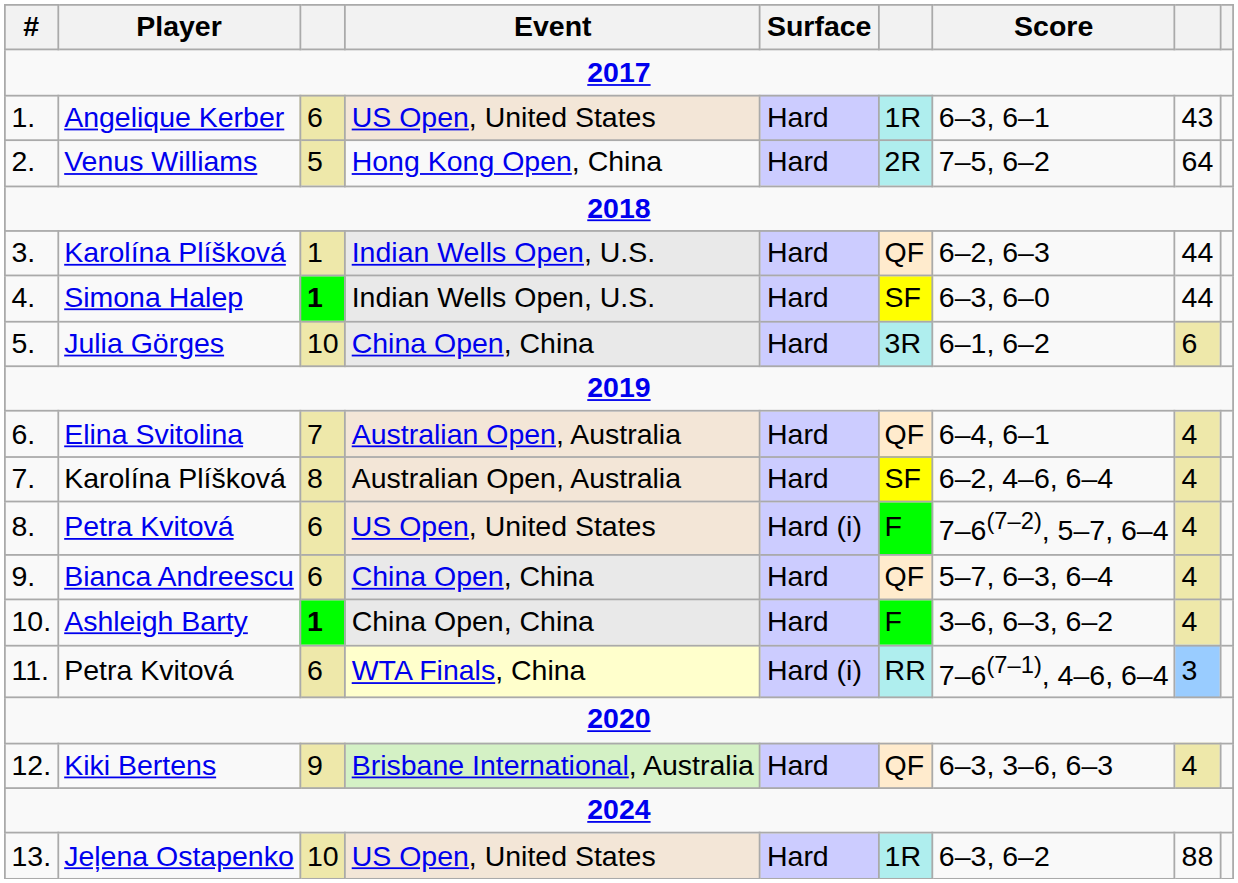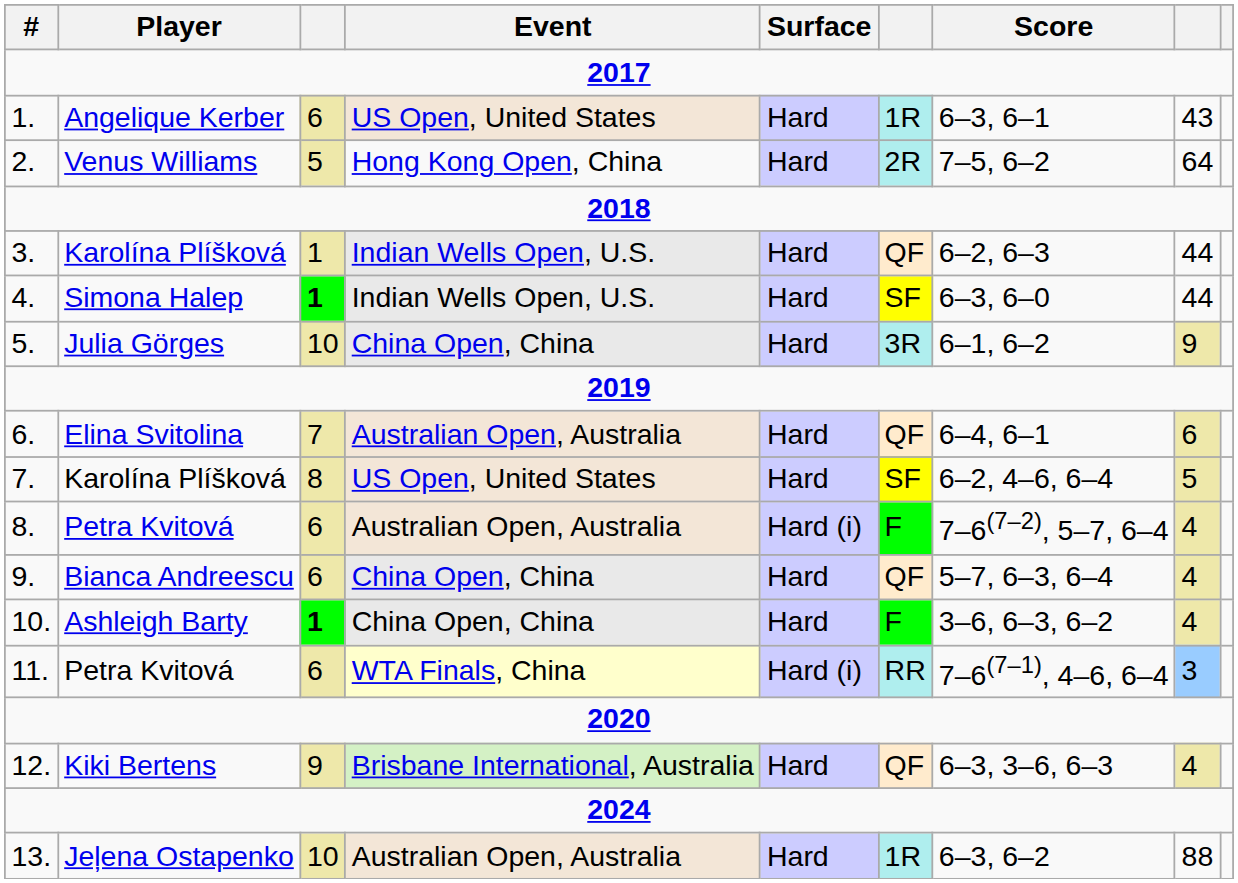(1190, 343) 6 -> (1190, 343) 9
(1190, 433) 4 -> (1190, 433) 6
(516, 478) Australian Open, Australia -> (504, 478) US Open, United States
(1190, 478) 4 -> (1190, 478) 5
(504, 527) US Open, United States -> (516, 527) Australian Open, Australia
(504, 855) US Open, United States -> (516, 855) Australian Open, Australia
